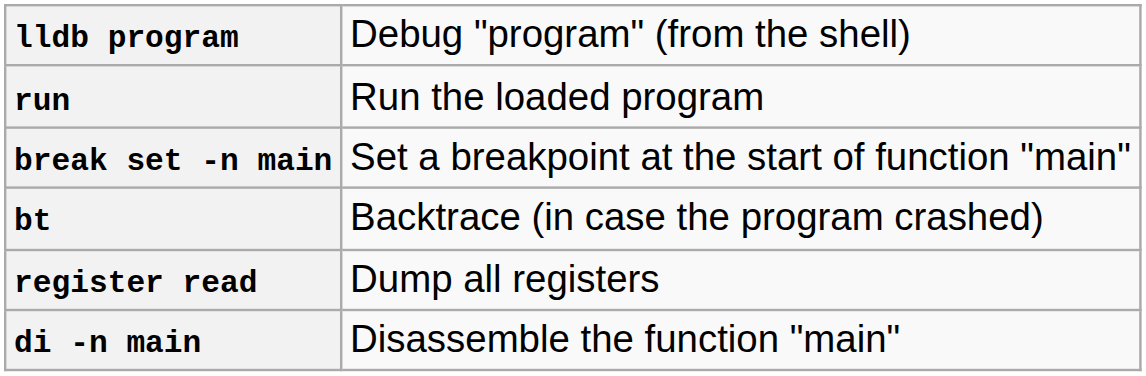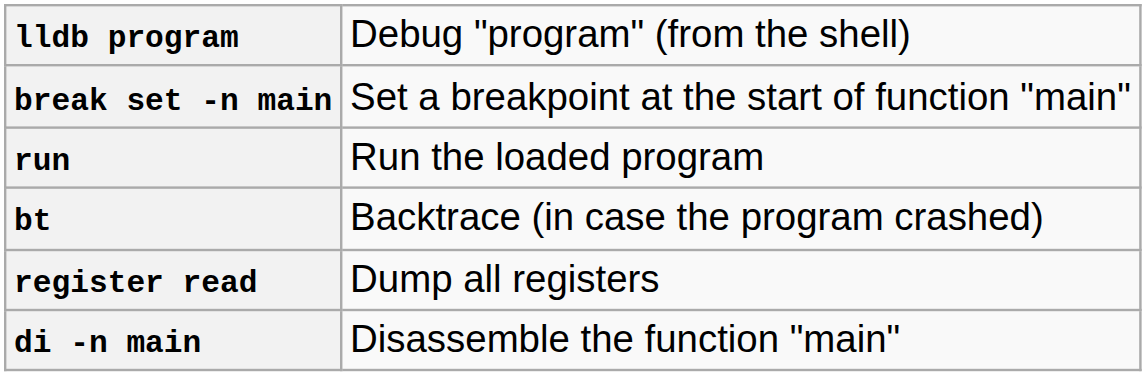rows swapped: (42, 100) <-> (173, 161)
